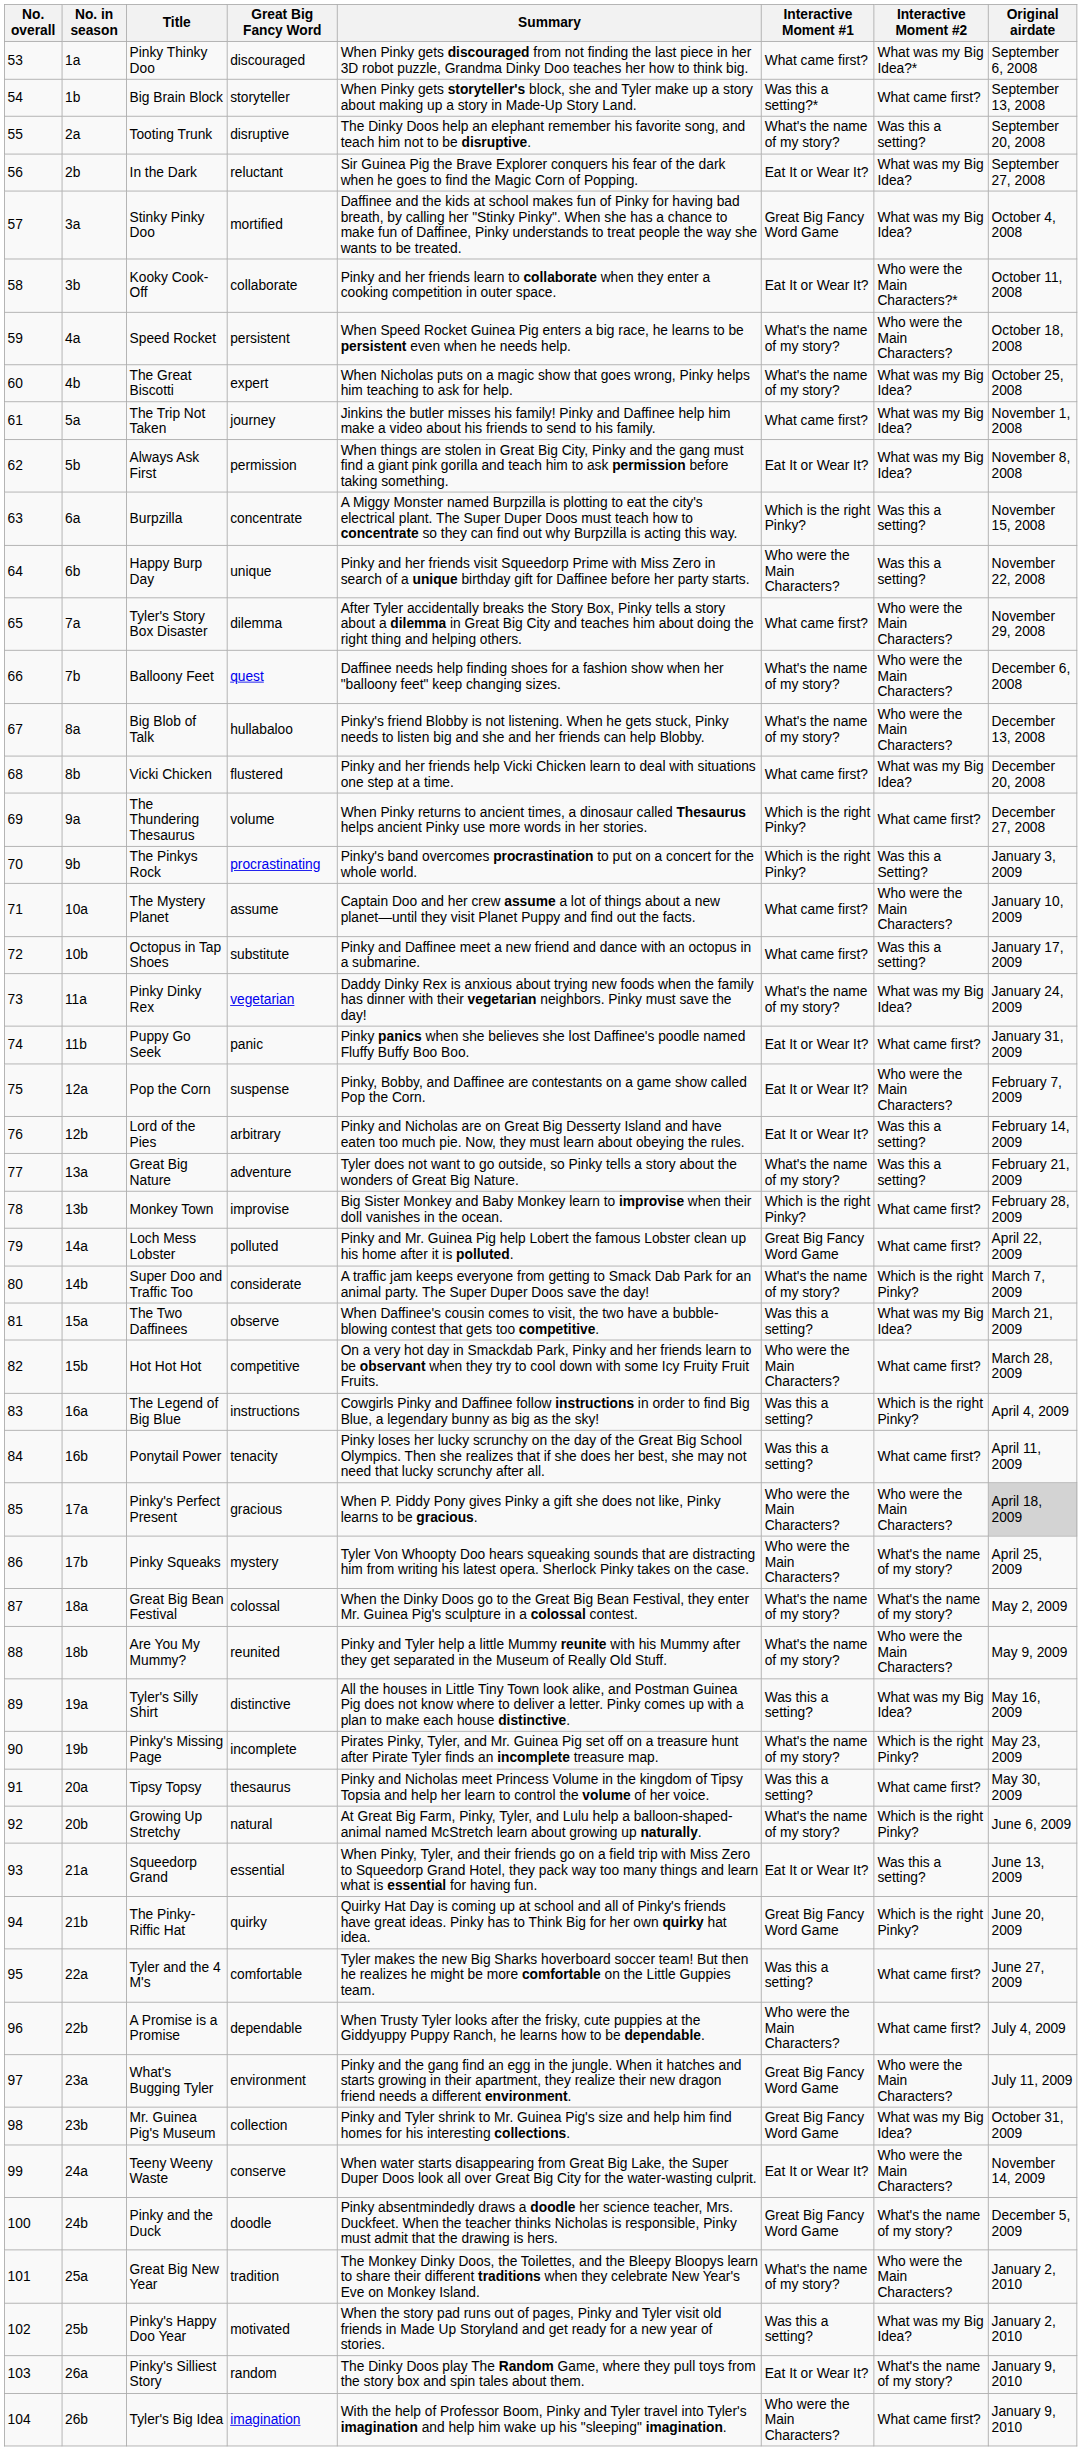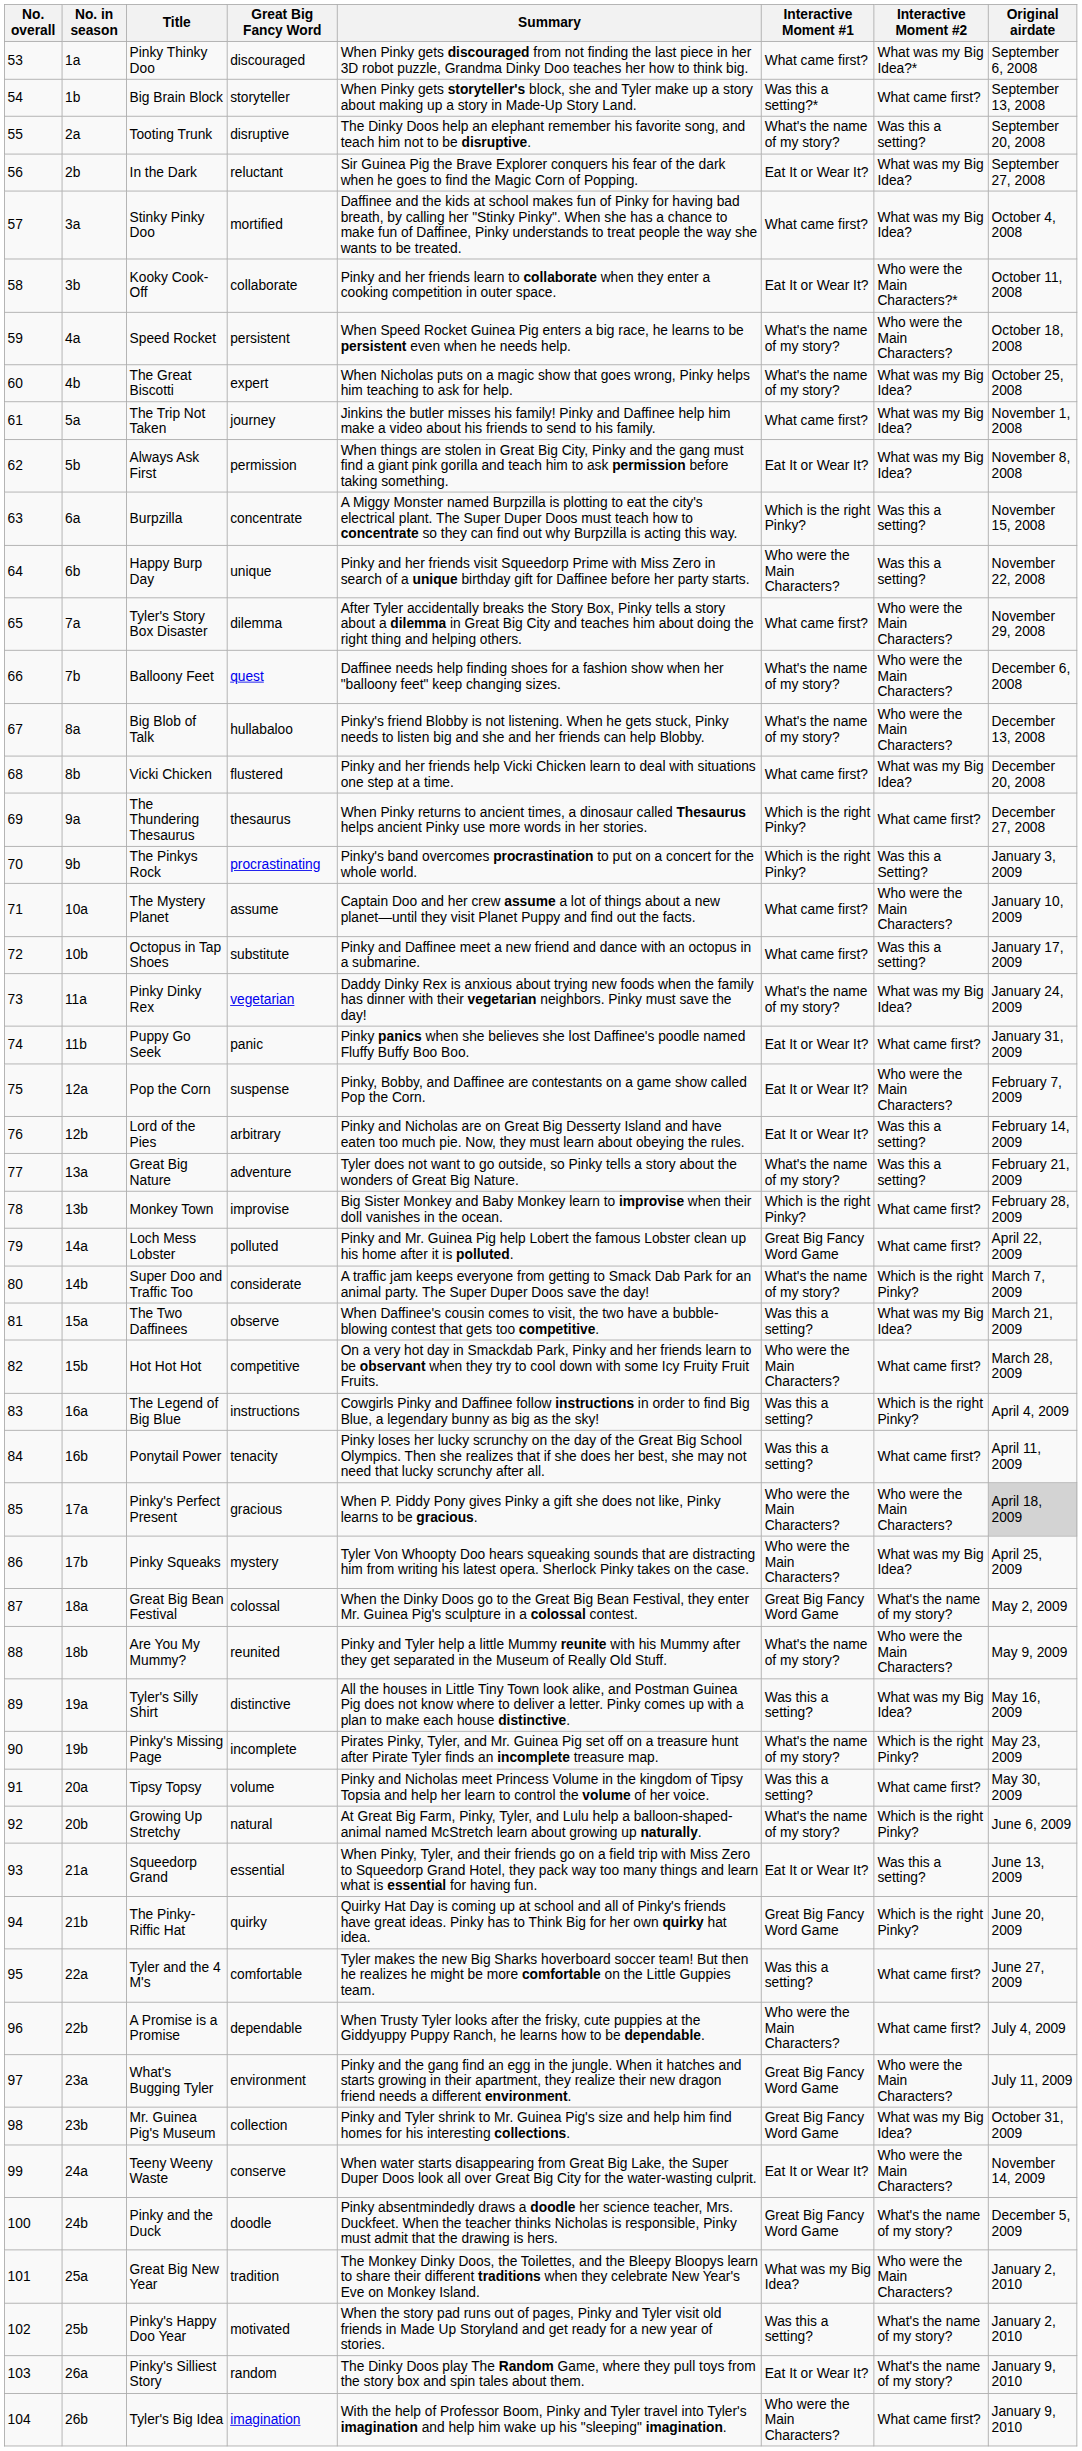(814, 225) Great Big Fancy Word Game -> (816, 225) What came first?
(252, 819) volume -> (260, 819) thesaurus
(929, 1562) What's the name of my story? -> (931, 1562) What was my Big Idea?
(816, 1607) What's the name of my story? -> (814, 1607) Great Big Fancy Word Game
(260, 1787) thesaurus -> (252, 1787) volume
(816, 2276) What's the name of my story? -> (818, 2276) What was my Big Idea?
(931, 2329) What was my Big Idea? -> (929, 2329) What's the name of my story?
